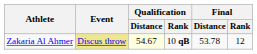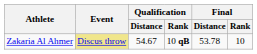(146, 42) lightyellow background -> (146, 42) no background
(240, 42) 12 -> (240, 42) 10
